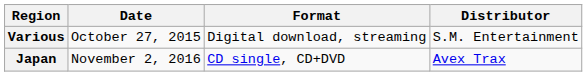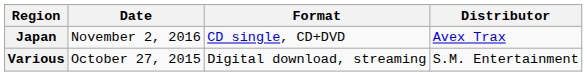rows swapped: (36, 38) <-> (36, 60)
